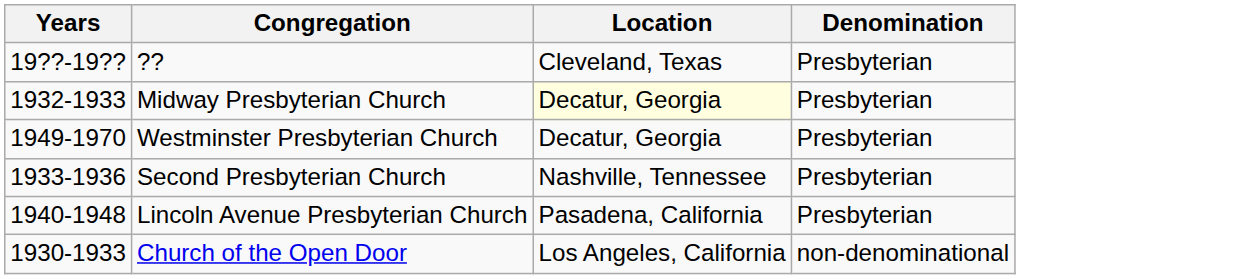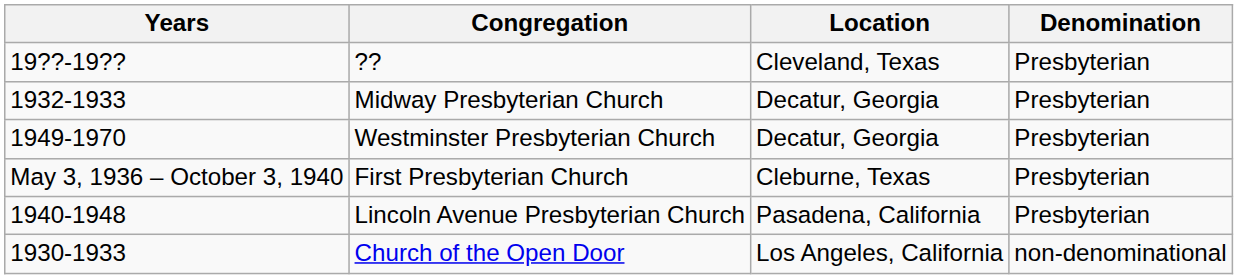(630, 100) lightyellow background -> (847, 100) no background
- row: (291, 176)
+ row: (492, 176)
